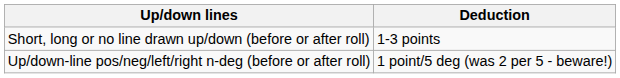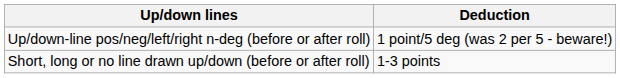rows swapped: (189, 61) <-> (189, 38)
